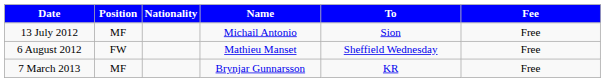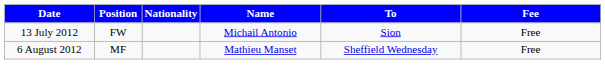(118, 32) MF -> (118, 32) FW
(118, 50) FW -> (118, 50) MF
- row: (49, 68)
